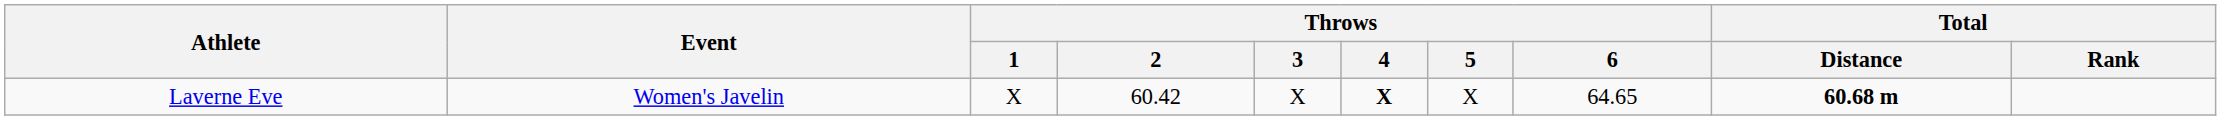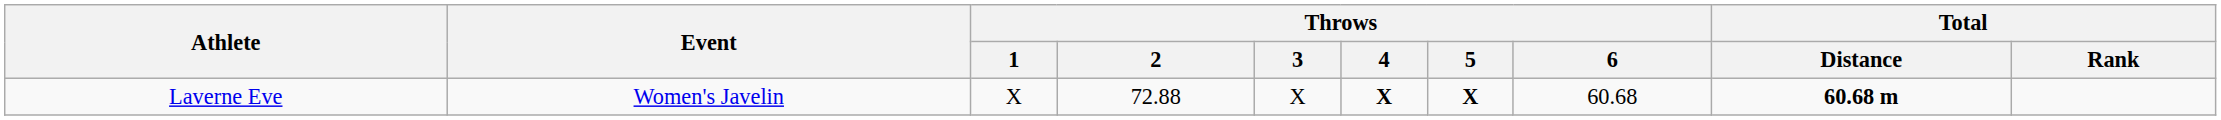(1156, 96) 60.42 -> (1156, 96) 72.88
(1470, 96) normal -> (1470, 96) bold
(1612, 96) 64.65 -> (1612, 96) 60.68
